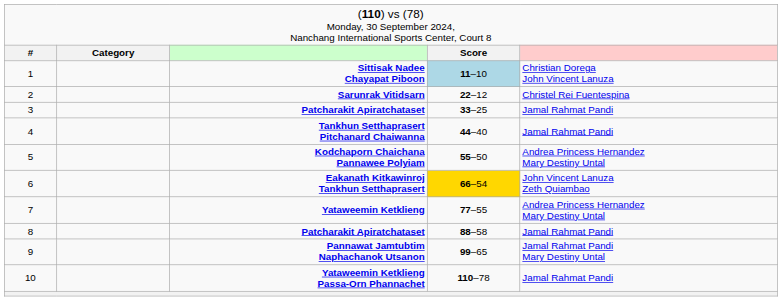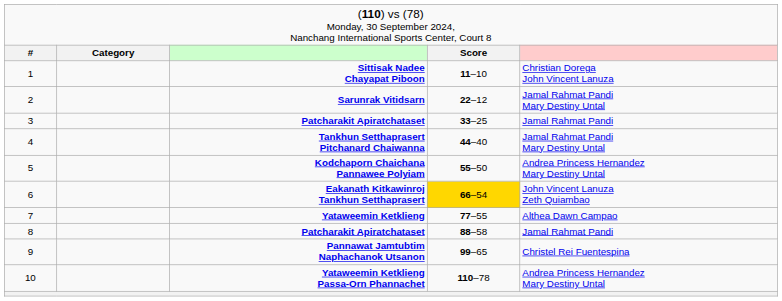(474, 74) lightblue background -> (474, 74) no background
(576, 95) Christel Rei Fuentespina -> (568, 100) Jamal Rahmat Pandi Mary Destiny Untal
(568, 131) Jamal Rahmat Pandi -> (568, 142) Jamal Rahmat Pandi Mary Destiny Untal
(584, 210) Andrea Princess Hernandez Mary Destiny Untal -> (570, 216) Althea Dawn Campao
(568, 252) Jamal Rahmat Pandi Mary Destiny Untal -> (576, 252) Christel Rei Fuentespina
(568, 279) Jamal Rahmat Pandi -> (584, 279) Andrea Princess Hernandez Mary Destiny Untal
